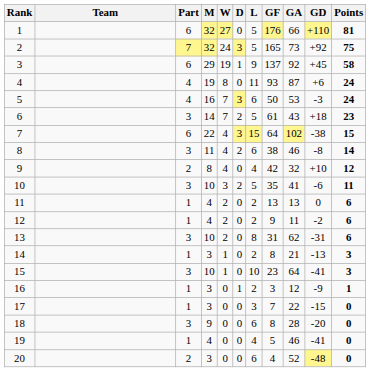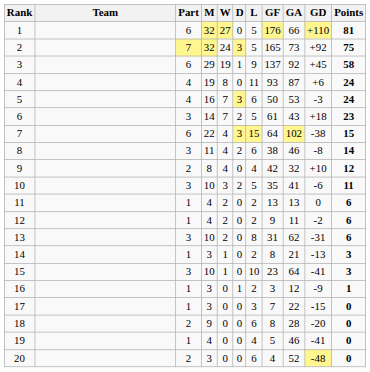(189, 323) 3 -> (189, 323) 2
